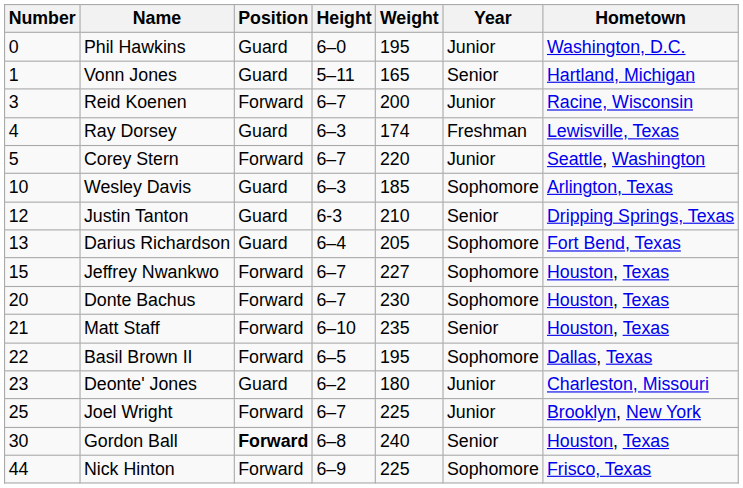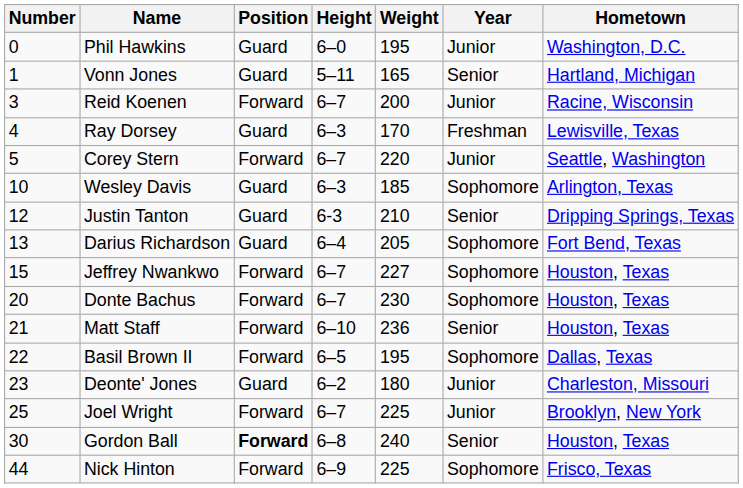(395, 131) 174 -> (395, 131) 170
(395, 328) 235 -> (395, 328) 236
